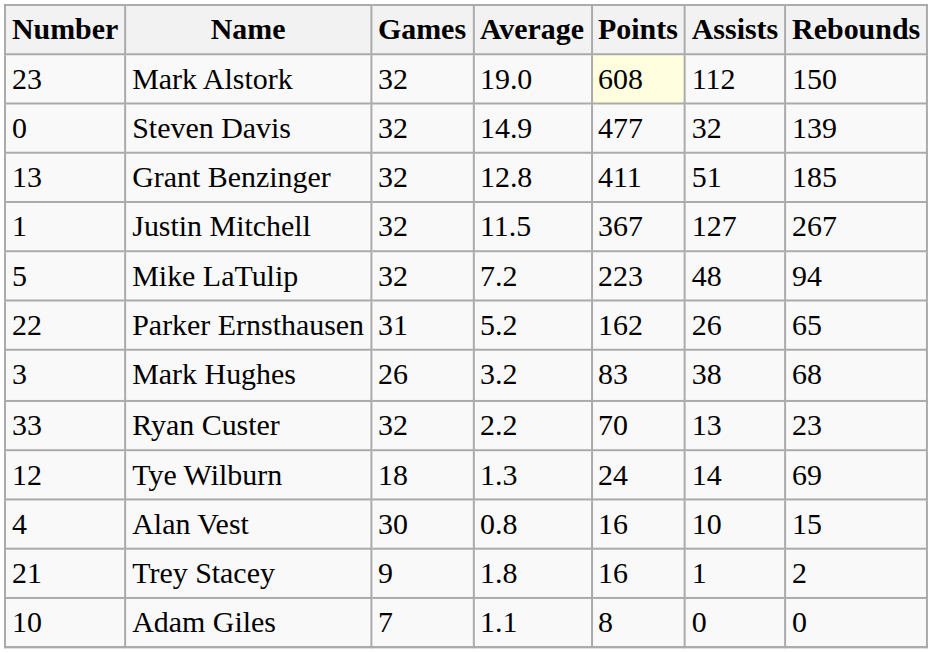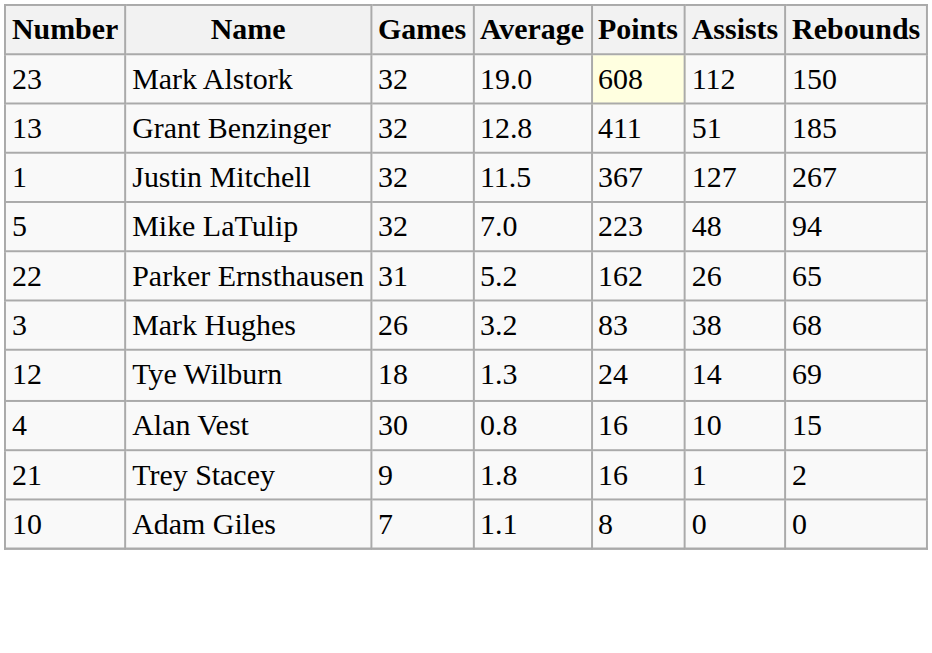- row: (212, 128)
(499, 276) 7.2 -> (499, 226) 7.0
- row: (206, 424)
